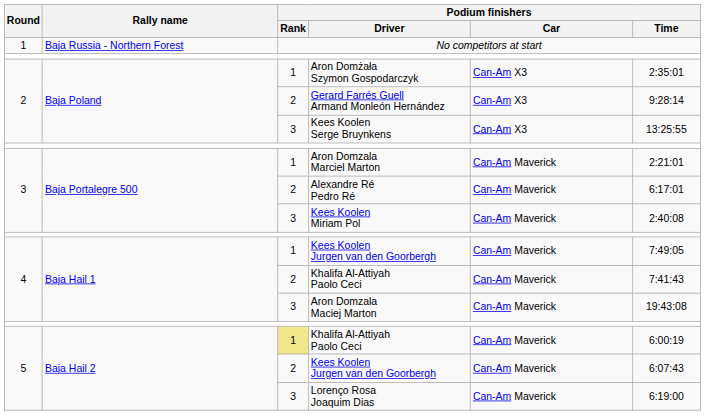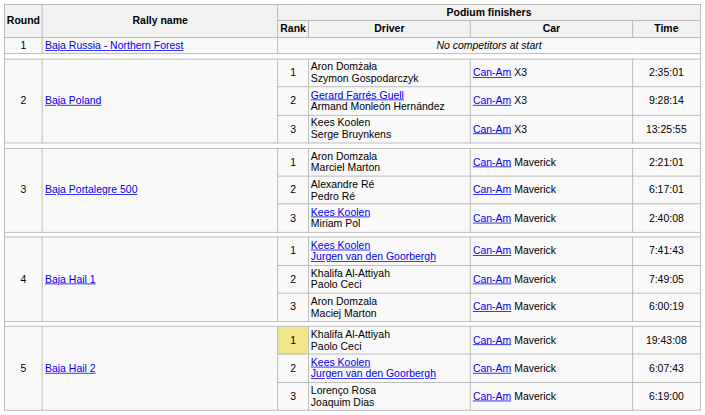(666, 251) 7:49:05 -> (666, 251) 7:41:43
(666, 279) 7:41:43 -> (666, 279) 7:49:05
(666, 307) 19:43:08 -> (666, 307) 6:00:19
(666, 340) 6:00:19 -> (666, 340) 19:43:08
